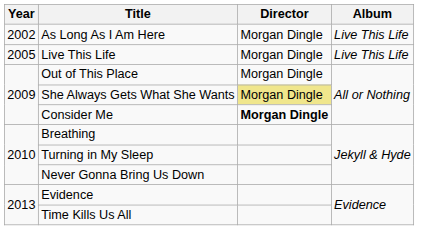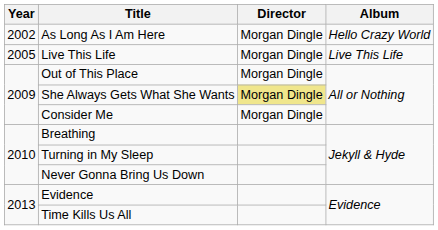(371, 34) Live This Life -> (379, 34) Hello Crazy World
(284, 114) bold -> (282, 114) normal
